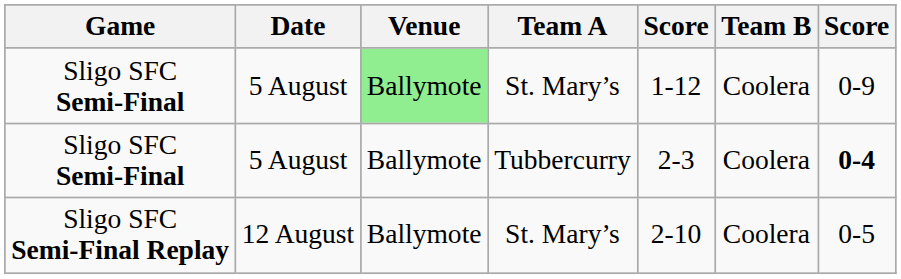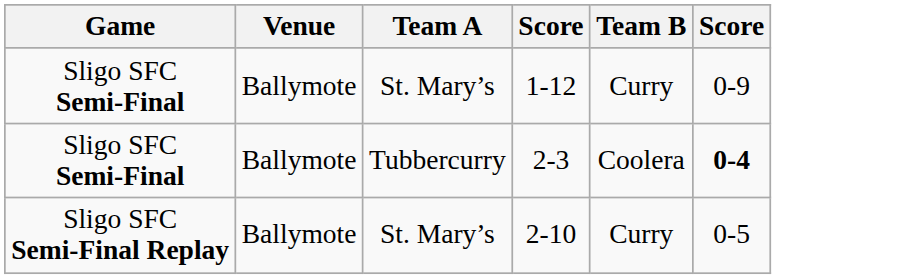- column: (298, 26)
(424, 85) lightgreen background -> (299, 85) no background
(766, 85) Coolera -> (641, 85) Curry
(766, 234) Coolera -> (641, 234) Curry
